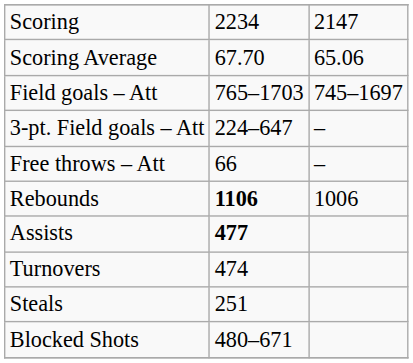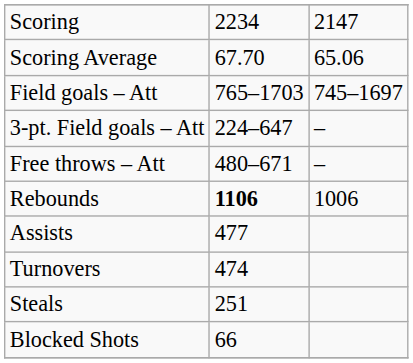(226, 163) 66 -> (254, 163) 480–671
(231, 233) bold -> (231, 233) normal
(254, 339) 480–671 -> (226, 339) 66
